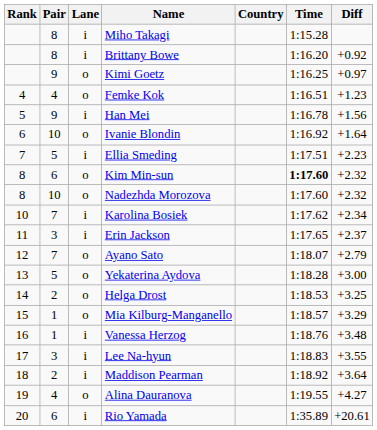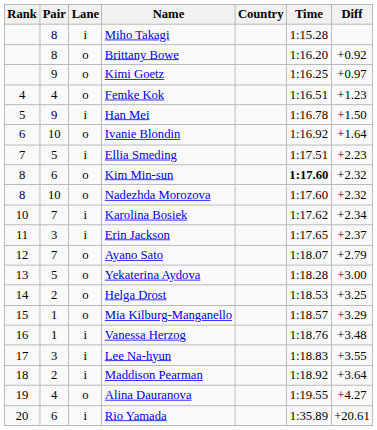(85, 54) i -> (85, 54) o
(352, 114) +1.56 -> (352, 114) +1.50
